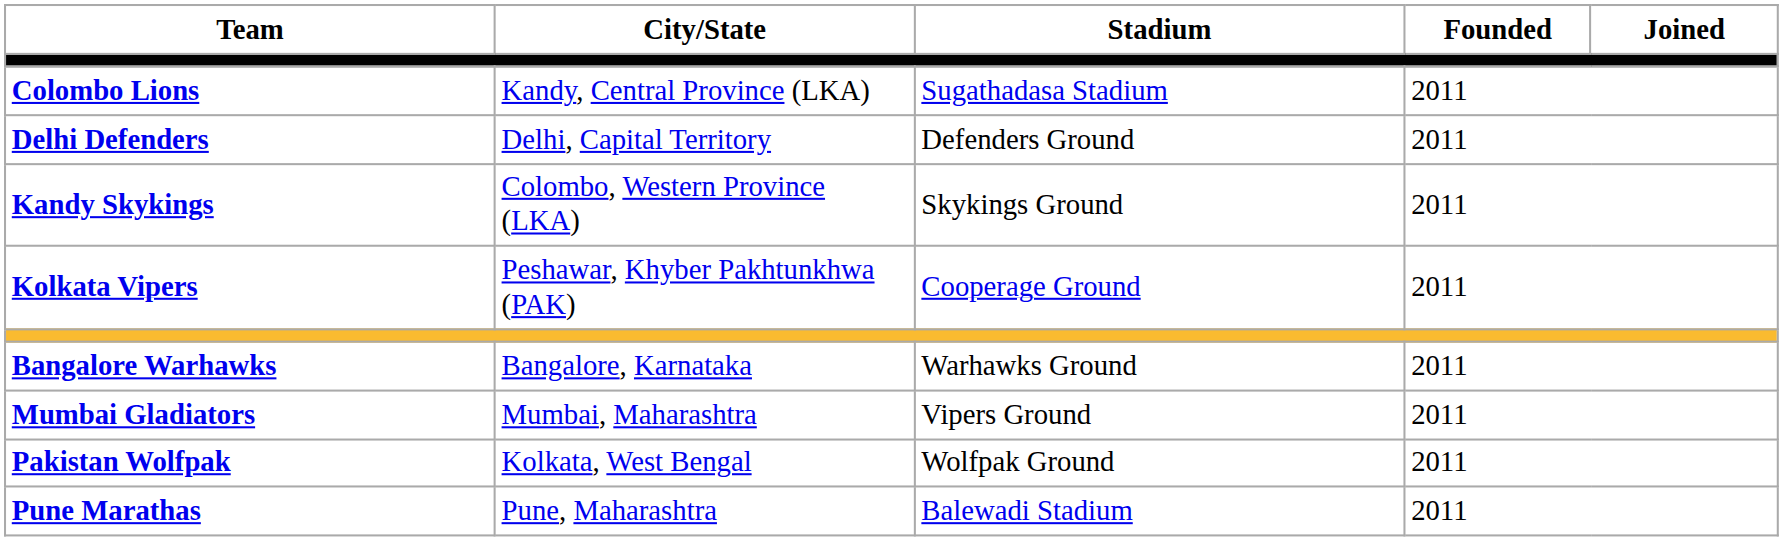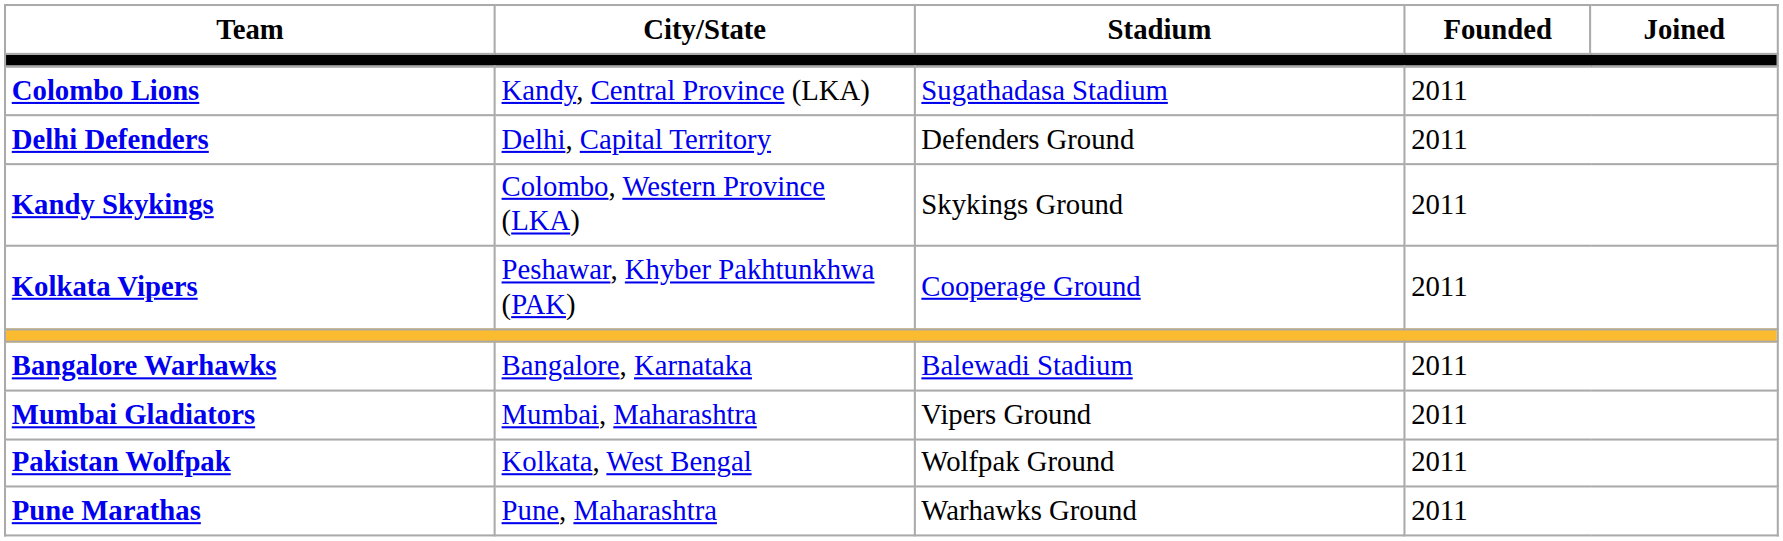(1029, 366) Warhawks Ground -> (1027, 366) Balewadi Stadium
(1027, 510) Balewadi Stadium -> (1029, 510) Warhawks Ground
